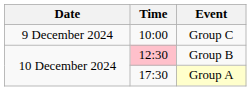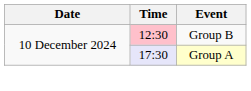- row: (211, 34)
(153, 75) no background -> (153, 55) lavender background
